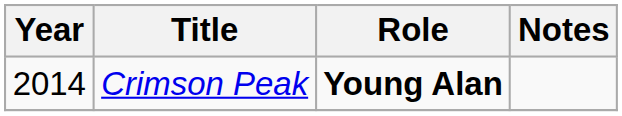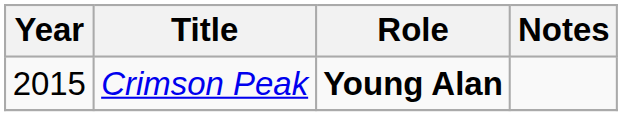(49, 82) 2014 -> (49, 82) 2015
